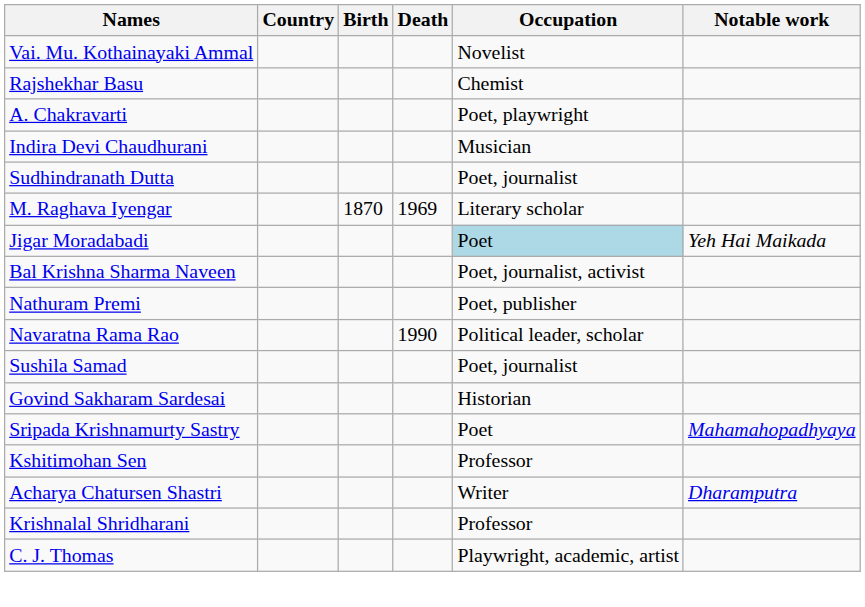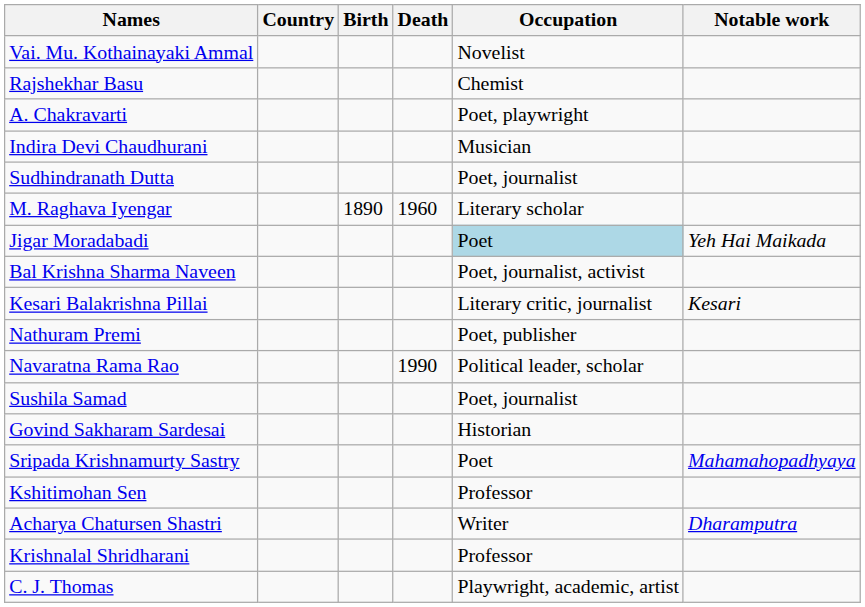(363, 209) 1870 -> (363, 209) 1890
(417, 209) 1969 -> (417, 209) 1960
+ row: (108, 303)
